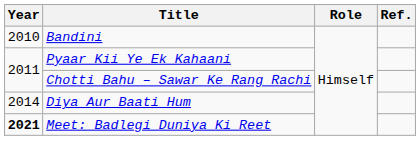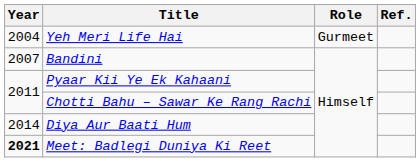+ row: (115, 37)
(24, 37) 2010 -> (24, 59) 2007
